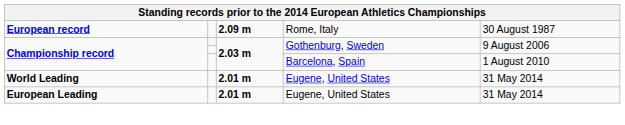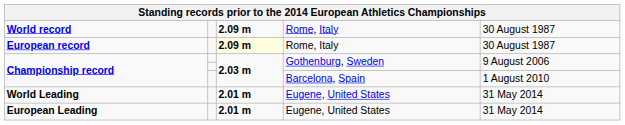+ row: (39, 29)
(235, 29) no background -> (235, 45) lightyellow background
